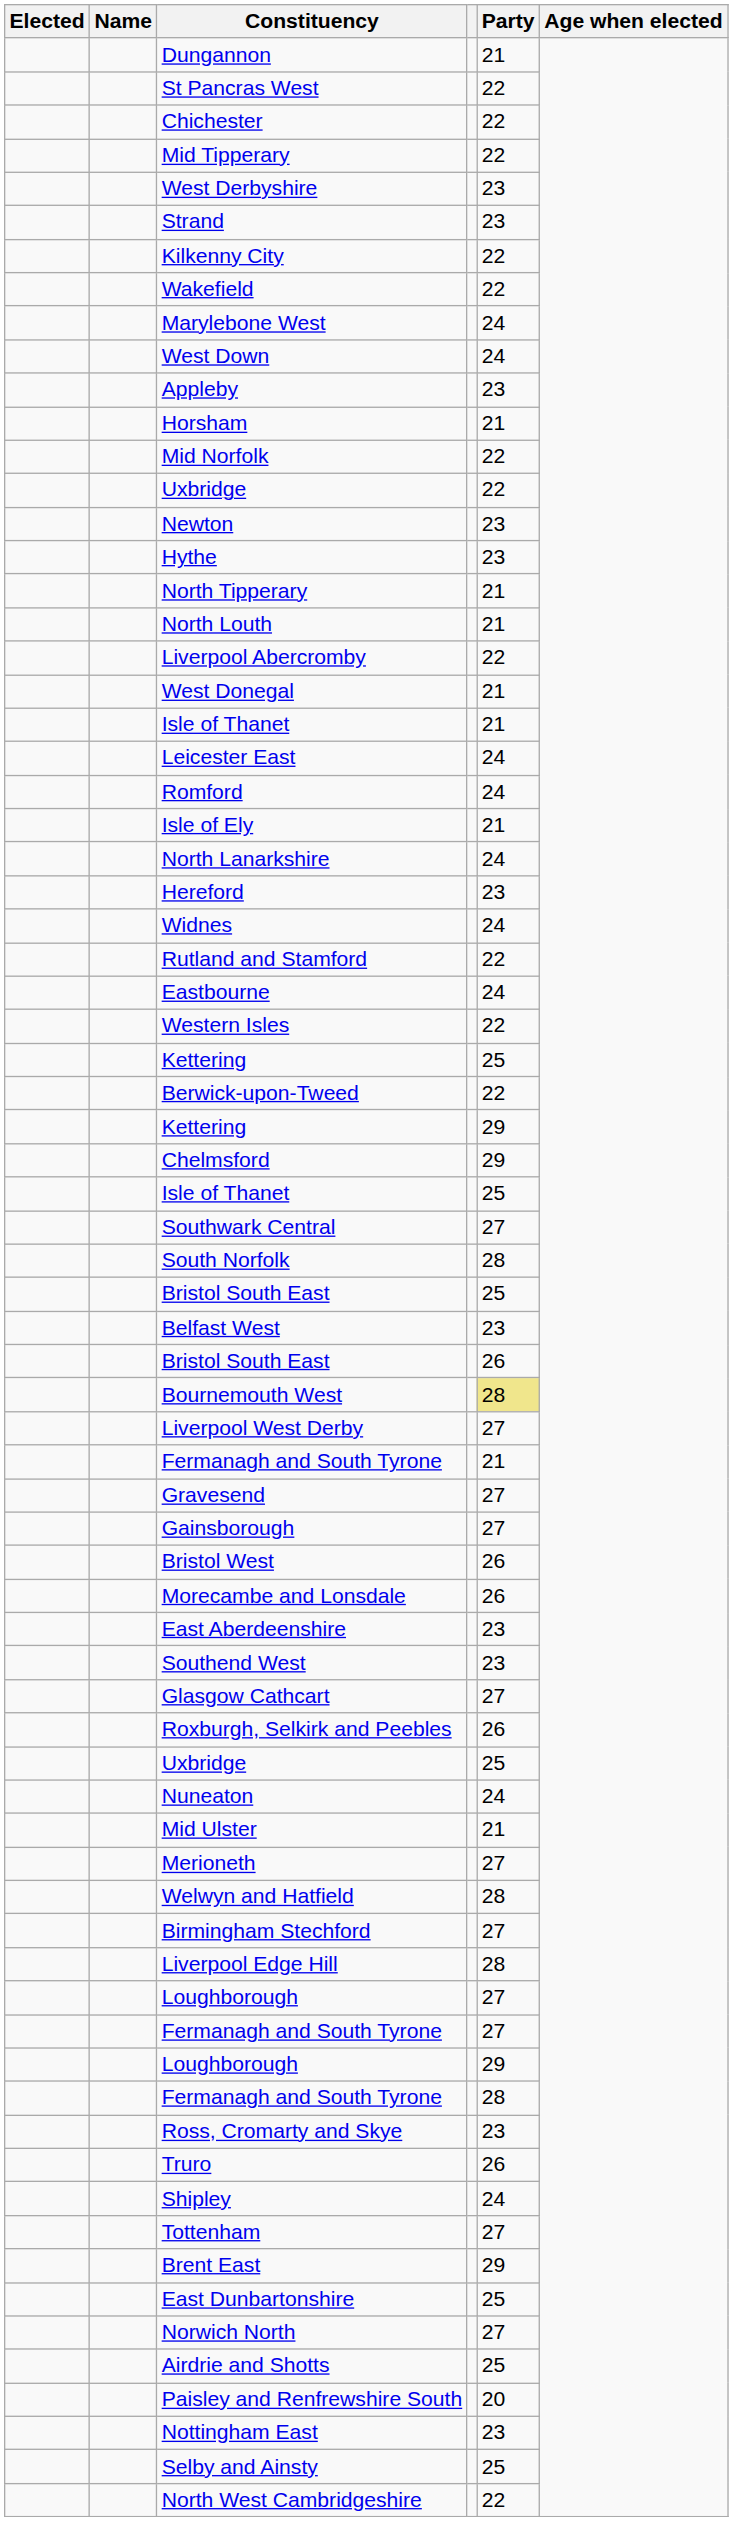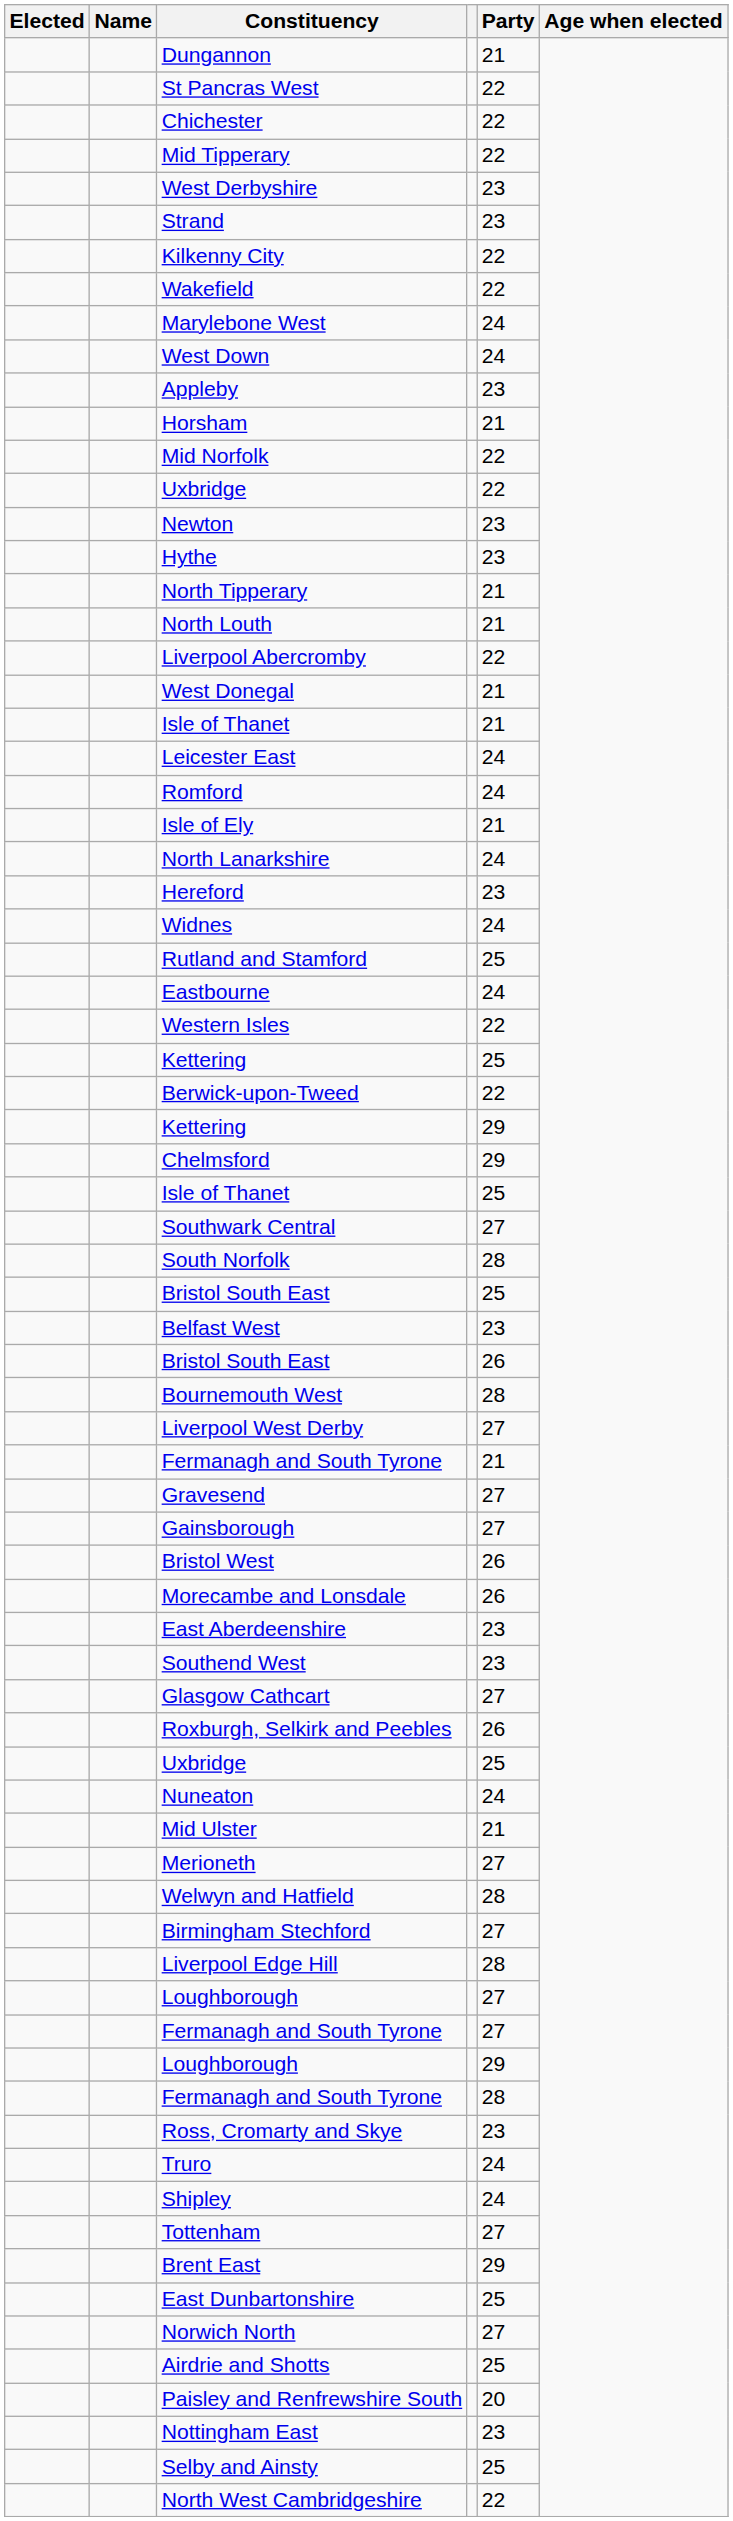(493, 959) 22 -> (493, 959) 25
(493, 1394) khaki background -> (493, 1394) no background
(493, 2164) 26 -> (493, 2164) 24
